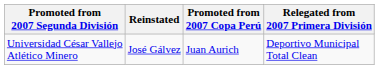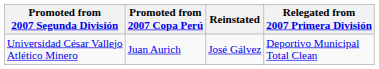columns swapped: (224, 19) <-> (154, 19)
